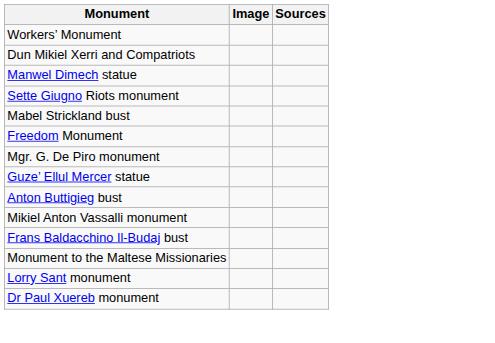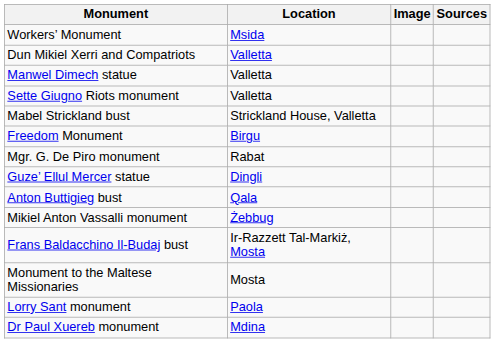+ column: (309, 14)
